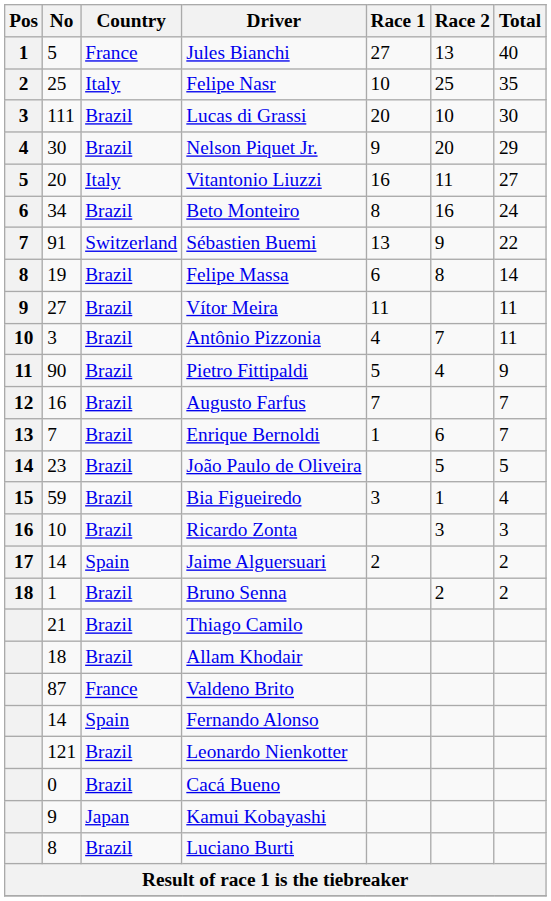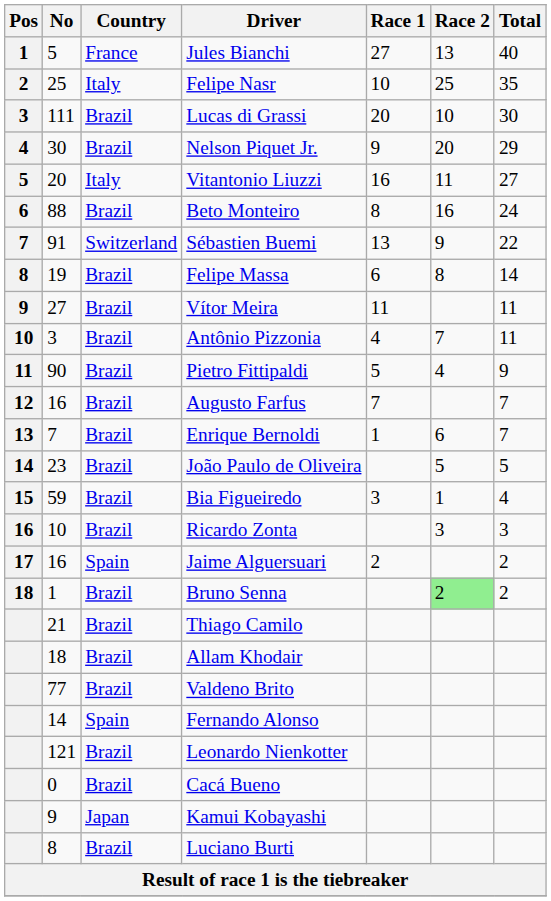(57, 211) 34 -> (57, 211) 88
(57, 561) 14 -> (57, 561) 16
(440, 593) no background -> (440, 593) lightgreen background
(57, 689) 87 -> (57, 689) 77
(111, 689) France -> (109, 689) Brazil
